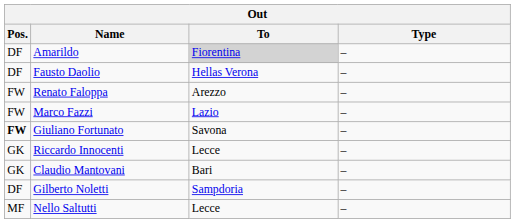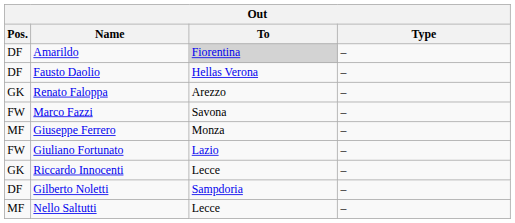(16, 92) FW -> (16, 92) GK
(205, 112) Lazio -> (209, 112) Savona
+ row: (74, 131)
(17, 131) bold -> (16, 150) normal
(209, 131) Savona -> (205, 150) Lazio
- row: (79, 170)
